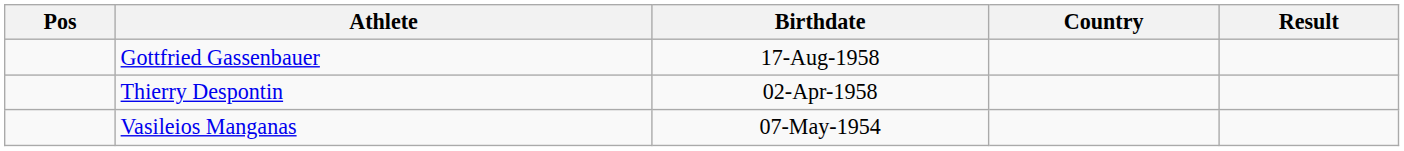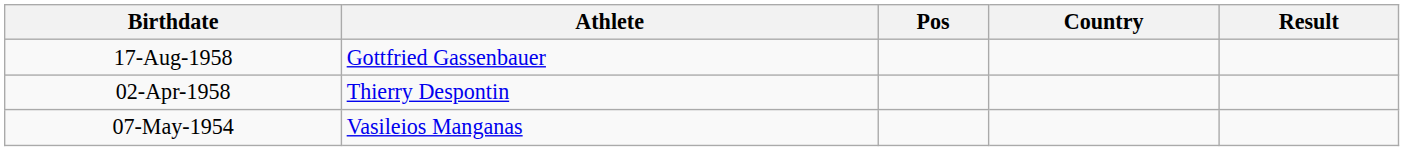columns swapped: (60, 22) <-> (820, 22)
